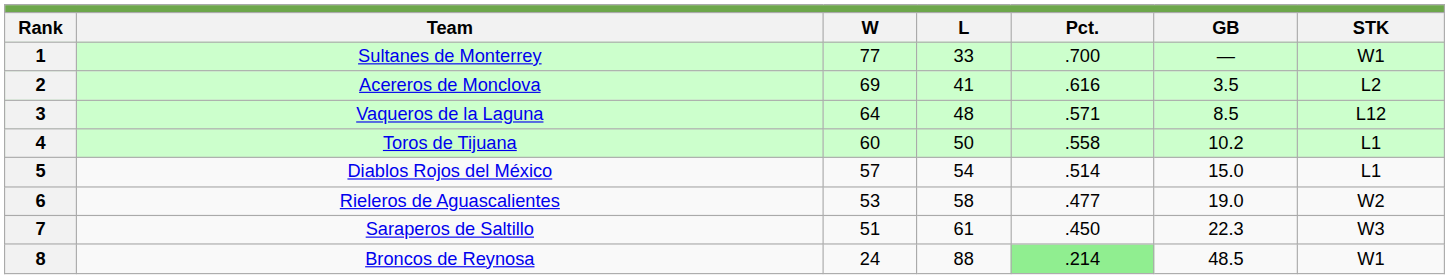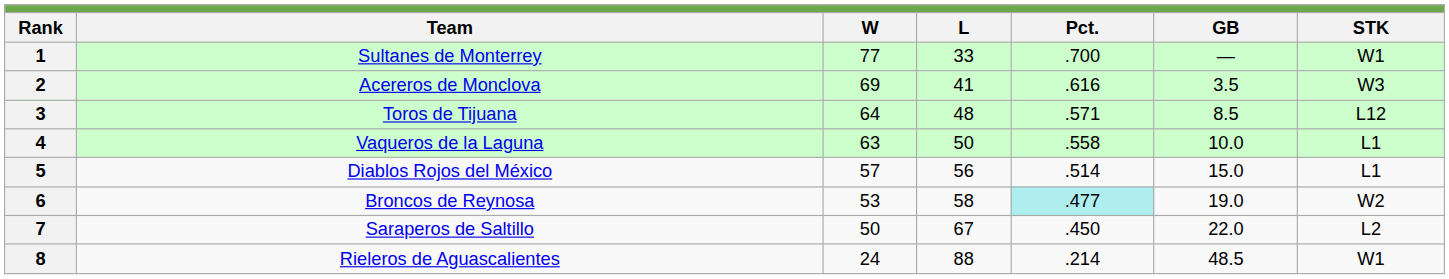(1371, 85) L2 -> (1371, 85) W3
(450, 114) Vaqueros de la Laguna -> (450, 114) Toros de Tijuana
(450, 143) Toros de Tijuana -> (450, 143) Vaqueros de la Laguna
(870, 143) 60 -> (870, 143) 63
(1226, 143) 10.2 -> (1226, 143) 10.0
(964, 172) 54 -> (964, 172) 56
(450, 200) Rieleros de Aguascalientes -> (450, 200) Broncos de Reynosa
(1082, 200) no background -> (1082, 200) paleturquoise background
(870, 229) 51 -> (870, 229) 50
(964, 229) 61 -> (964, 229) 67
(1226, 229) 22.3 -> (1226, 229) 22.0
(1371, 229) W3 -> (1371, 229) L2
(450, 258) Broncos de Reynosa -> (450, 258) Rieleros de Aguascalientes
(1082, 258) lightgreen background -> (1082, 258) no background
